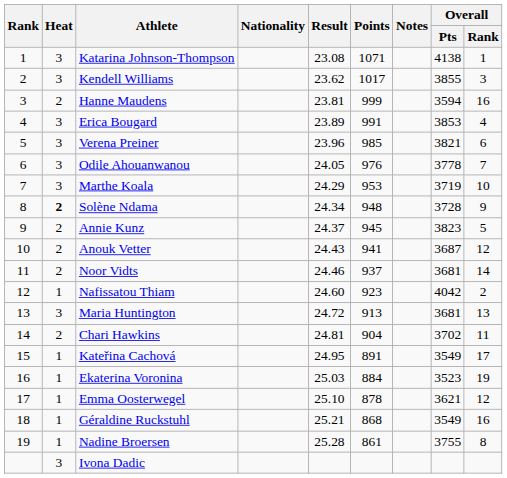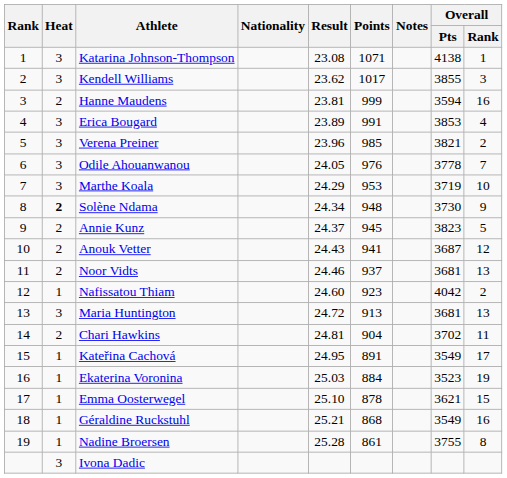(483, 143) 6 -> (483, 143) 2
(448, 206) 3728 -> (448, 206) 3730
(483, 270) 14 -> (483, 270) 13
(483, 398) 12 -> (483, 398) 15
